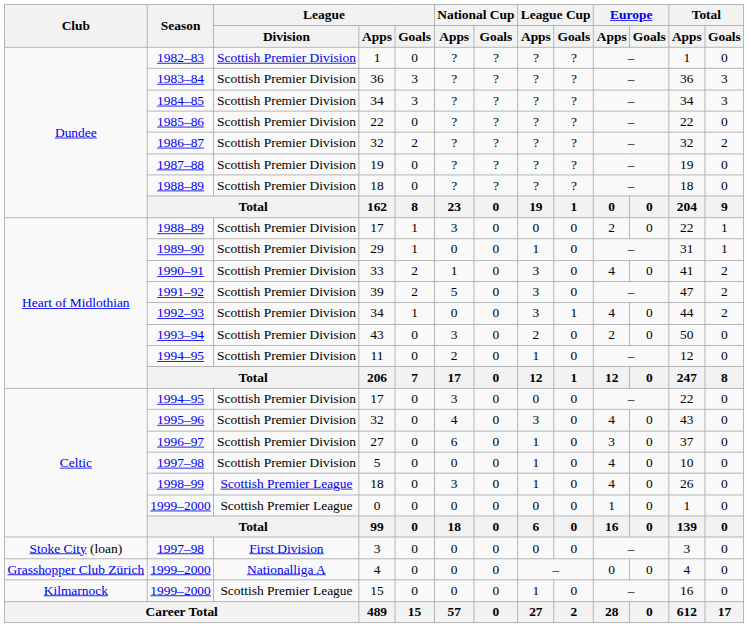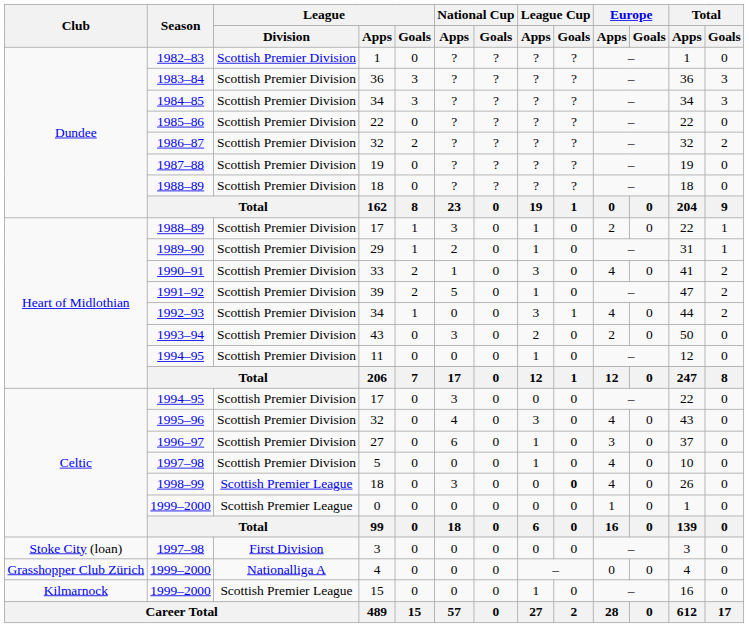(536, 228) 0 -> (536, 228) 1
(454, 249) 0 -> (454, 249) 2
(536, 292) 3 -> (536, 292) 1
(454, 356) 2 -> (454, 356) 0
(536, 484) 1 -> (536, 484) 0
(574, 484) normal -> (574, 484) bold
